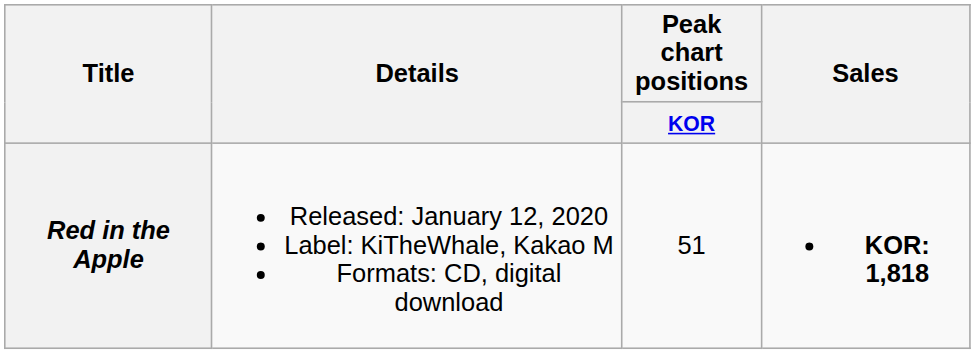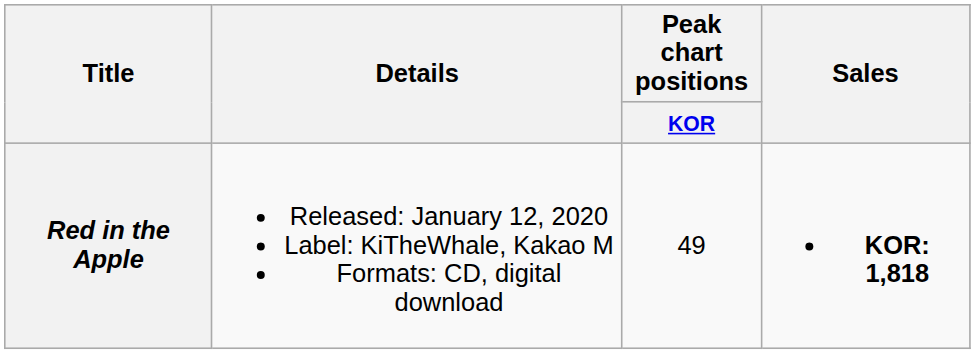(692, 245) 51 -> (692, 245) 49
